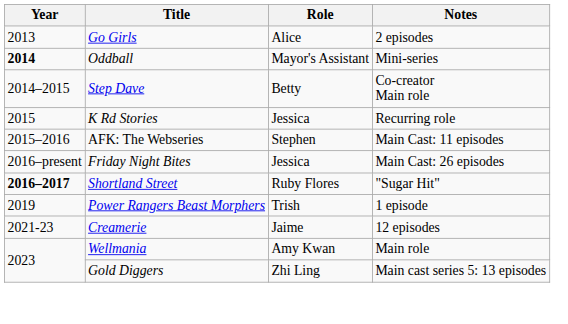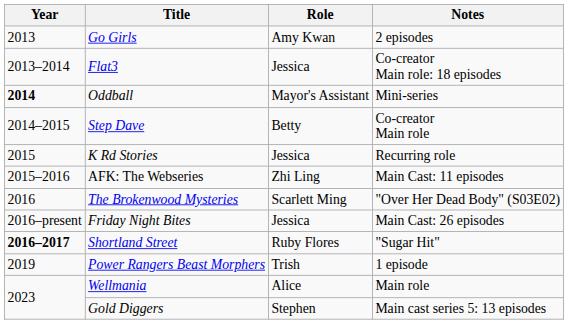(286, 37) Alice -> (303, 37) Amy Kwan
+ row: (103, 66)
(294, 140) Stephen -> (296, 177) Zhi Ling
+ row: (163, 199)
- row: (117, 227)
(303, 249) Amy Kwan -> (286, 286) Alice
(296, 270) Zhi Ling -> (294, 308) Stephen
